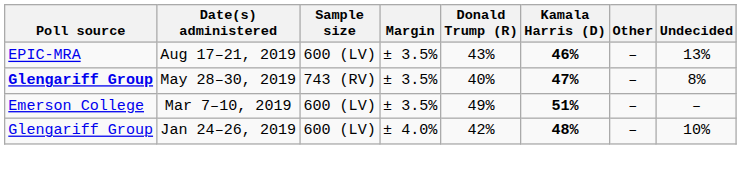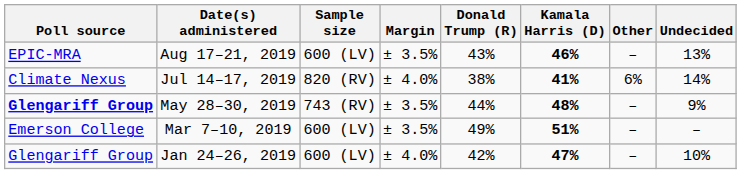+ row: (228, 80)
(481, 80) 40% -> (481, 105) 44%
(565, 80) 47% -> (565, 105) 48%
(696, 80) 8% -> (696, 105) 9%
(565, 131) 48% -> (565, 156) 47%
